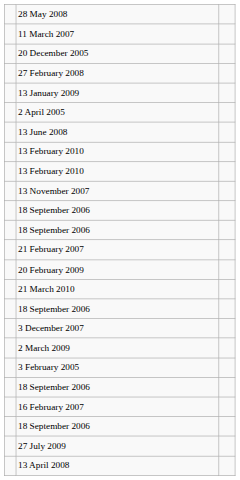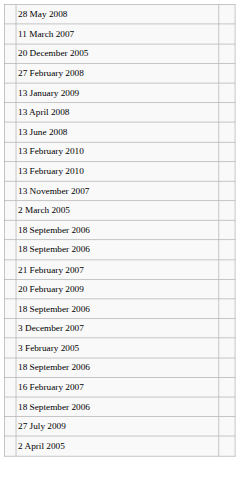rows swapped: (10, 112) <-> (10, 466)
+ row: (10, 211)
- row: (10, 289)
- row: (10, 348)
